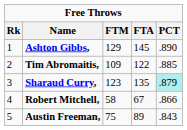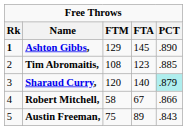(9, 48) normal -> (9, 48) bold
(113, 65) 109 -> (113, 65) 108
(141, 65) 122 -> (141, 65) 123
(113, 82) 123 -> (113, 82) 120
(141, 82) 135 -> (141, 82) 140
